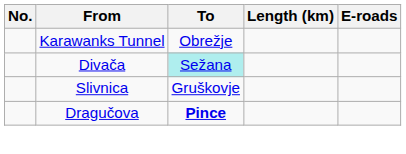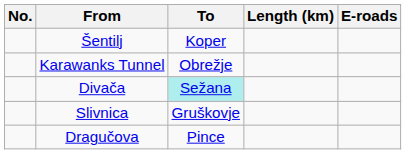+ row: (102, 40)
(206, 112) bold -> (206, 137) normal
